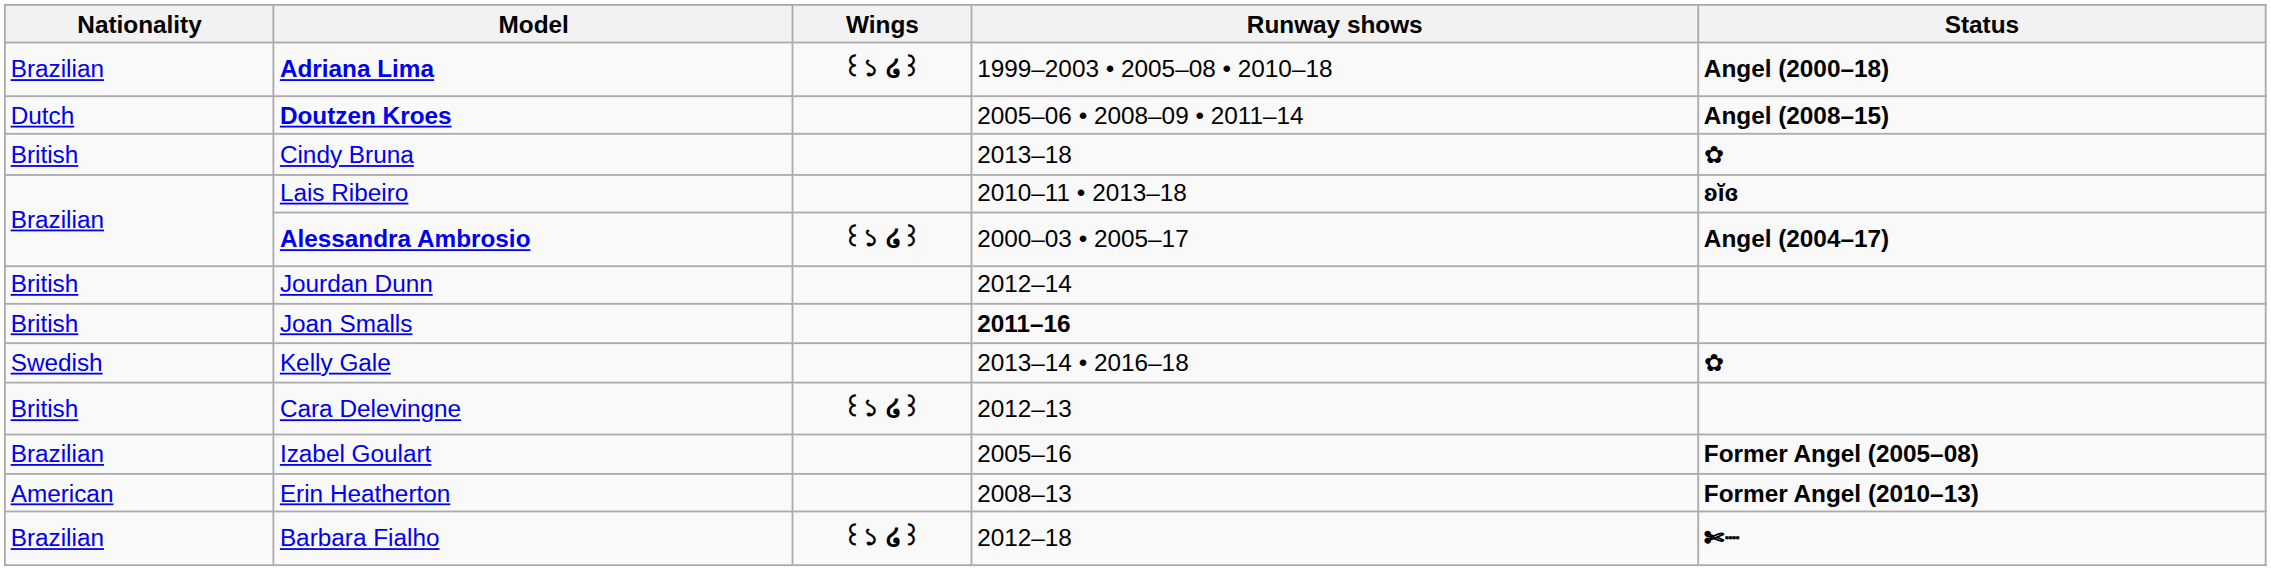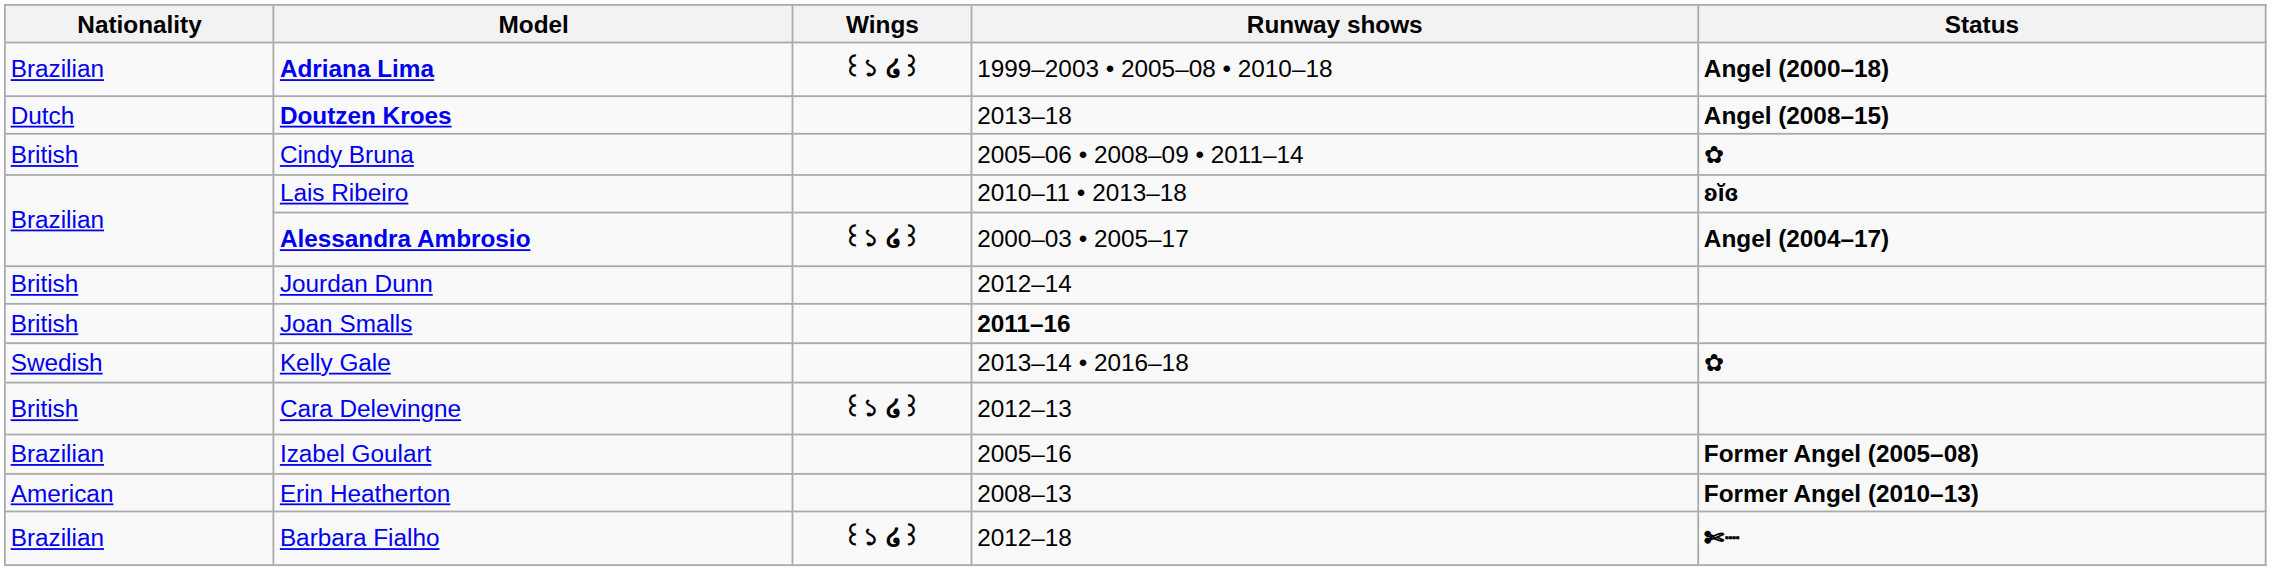(1140, 115) 2005–06 • 2008–09 • 2011–14 -> (1025, 115) 2013–18
(1025, 154) 2013–18 -> (1140, 154) 2005–06 • 2008–09 • 2011–14
